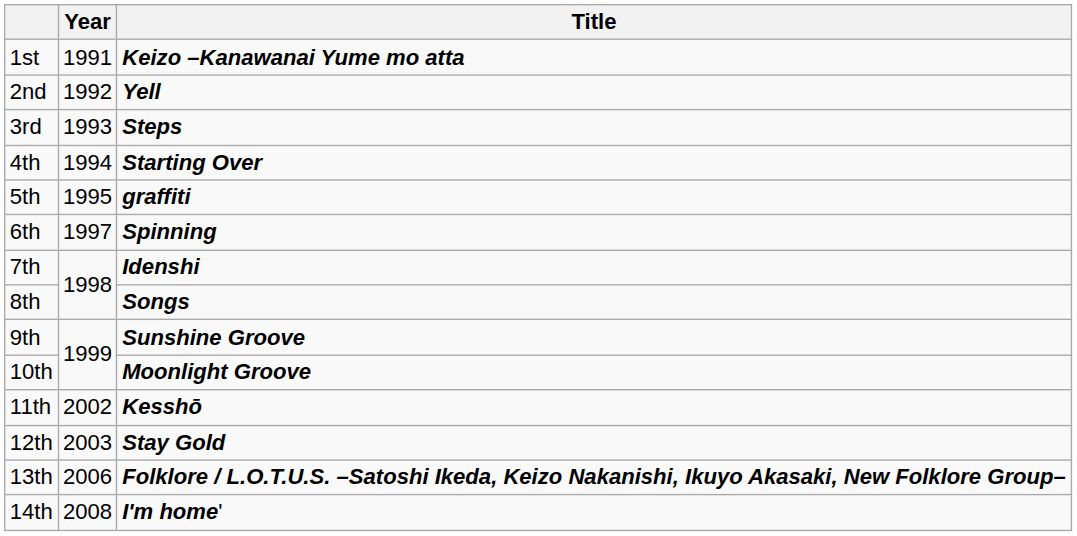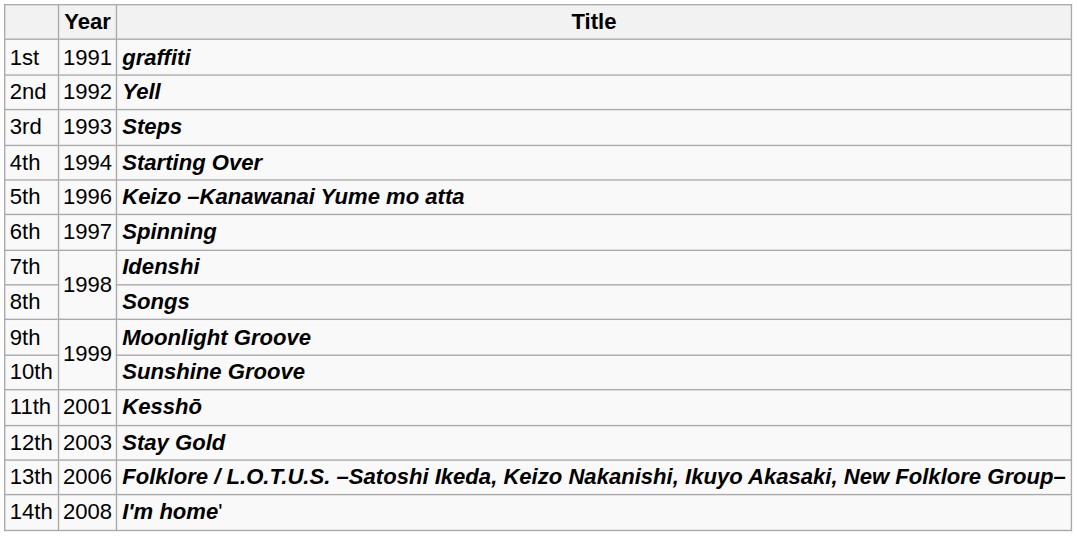(293, 57) Keizo –Kanawanai Yume mo atta -> (156, 57) graffiti
(87, 197) 1995 -> (87, 197) 1996
(156, 197) graffiti -> (293, 197) Keizo –Kanawanai Yume mo atta
(214, 337) Sunshine Groove -> (217, 337) Moonlight Groove
(217, 372) Moonlight Groove -> (214, 372) Sunshine Groove
(87, 407) 2002 -> (87, 407) 2001
